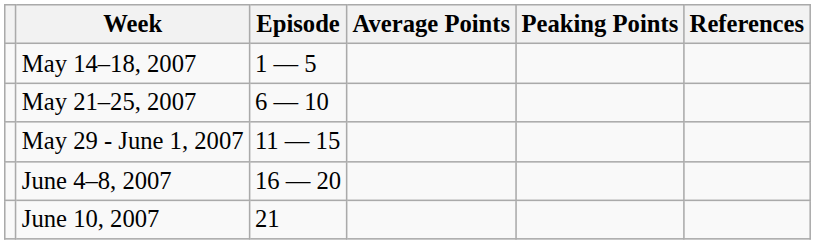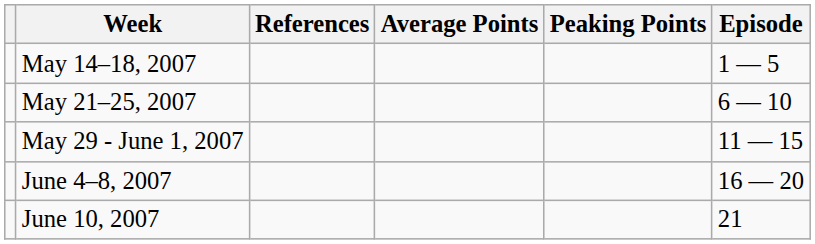columns swapped: (298, 24) <-> (747, 24)
